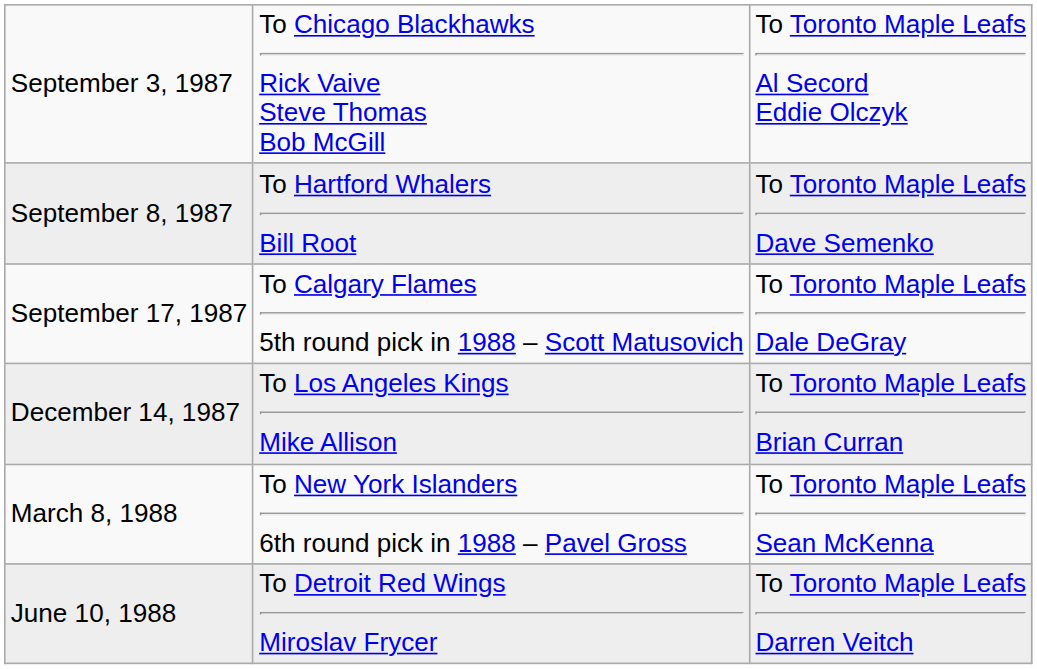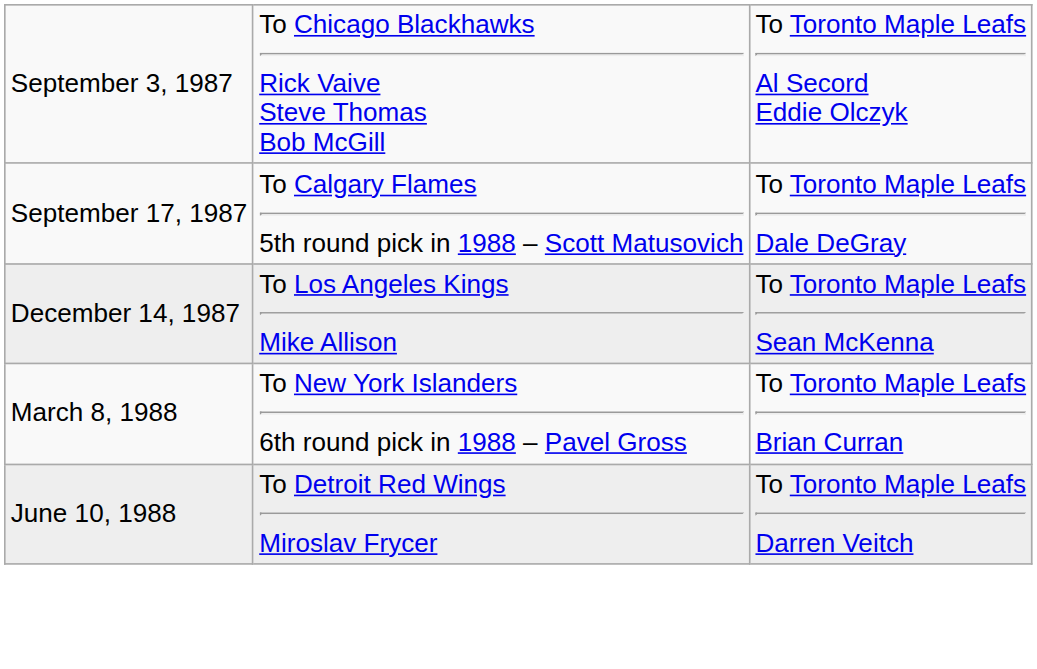- row: (122, 213)
(891, 413) To Toronto Maple Leafs Brian Curran -> (891, 313) To Toronto Maple Leafs Sean McKenna
(891, 513) To Toronto Maple Leafs Sean McKenna -> (891, 413) To Toronto Maple Leafs Brian Curran
